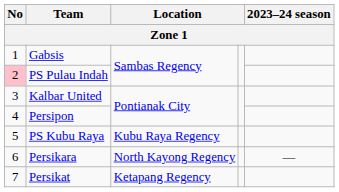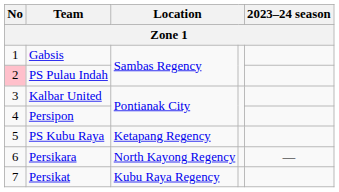(167, 136) Kubu Raya Regency -> (162, 136) Ketapang Regency
(162, 177) Ketapang Regency -> (167, 177) Kubu Raya Regency
